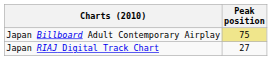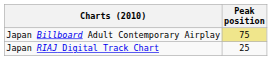(244, 49) 27 -> (244, 49) 25
